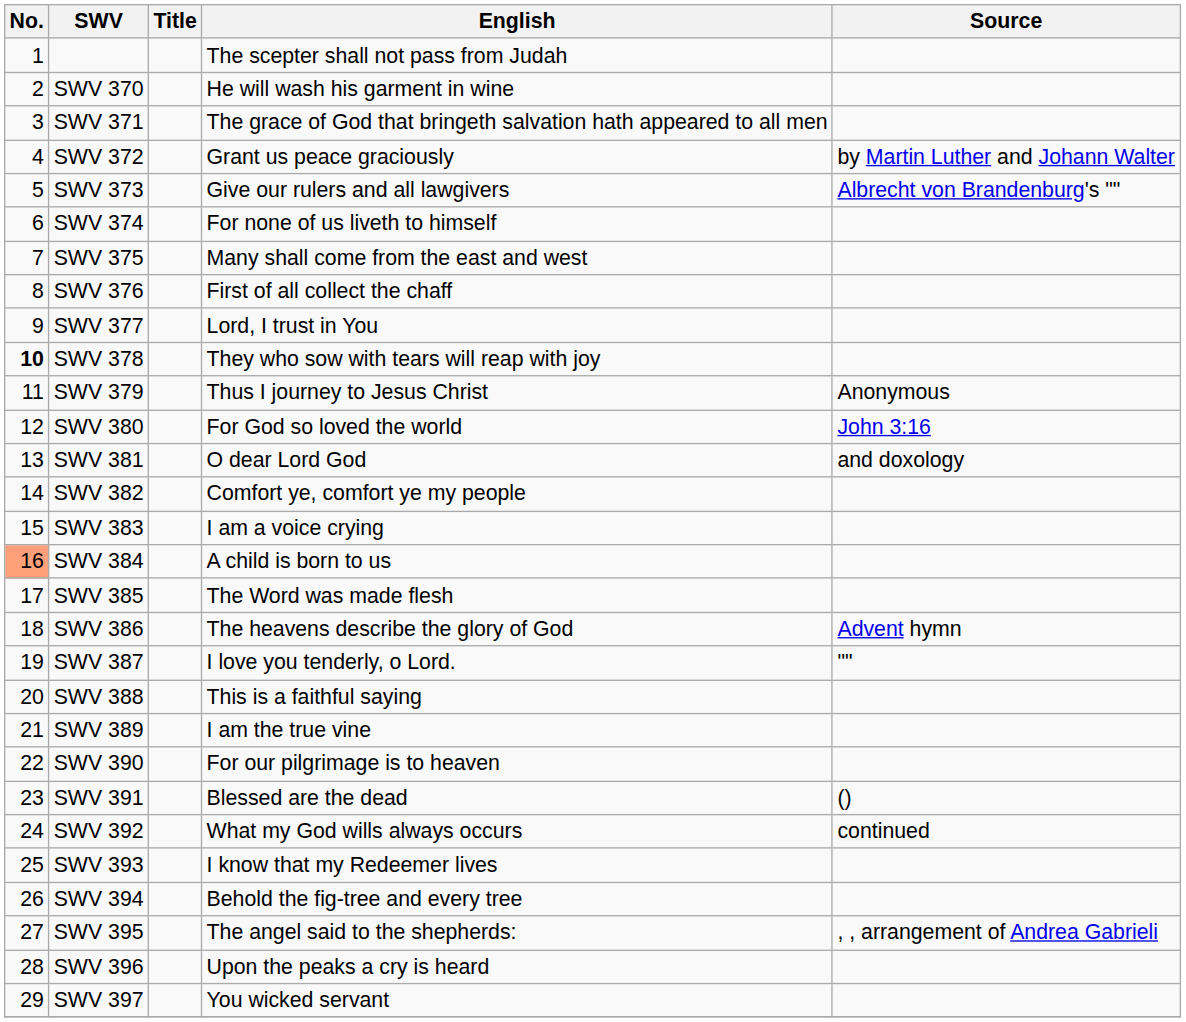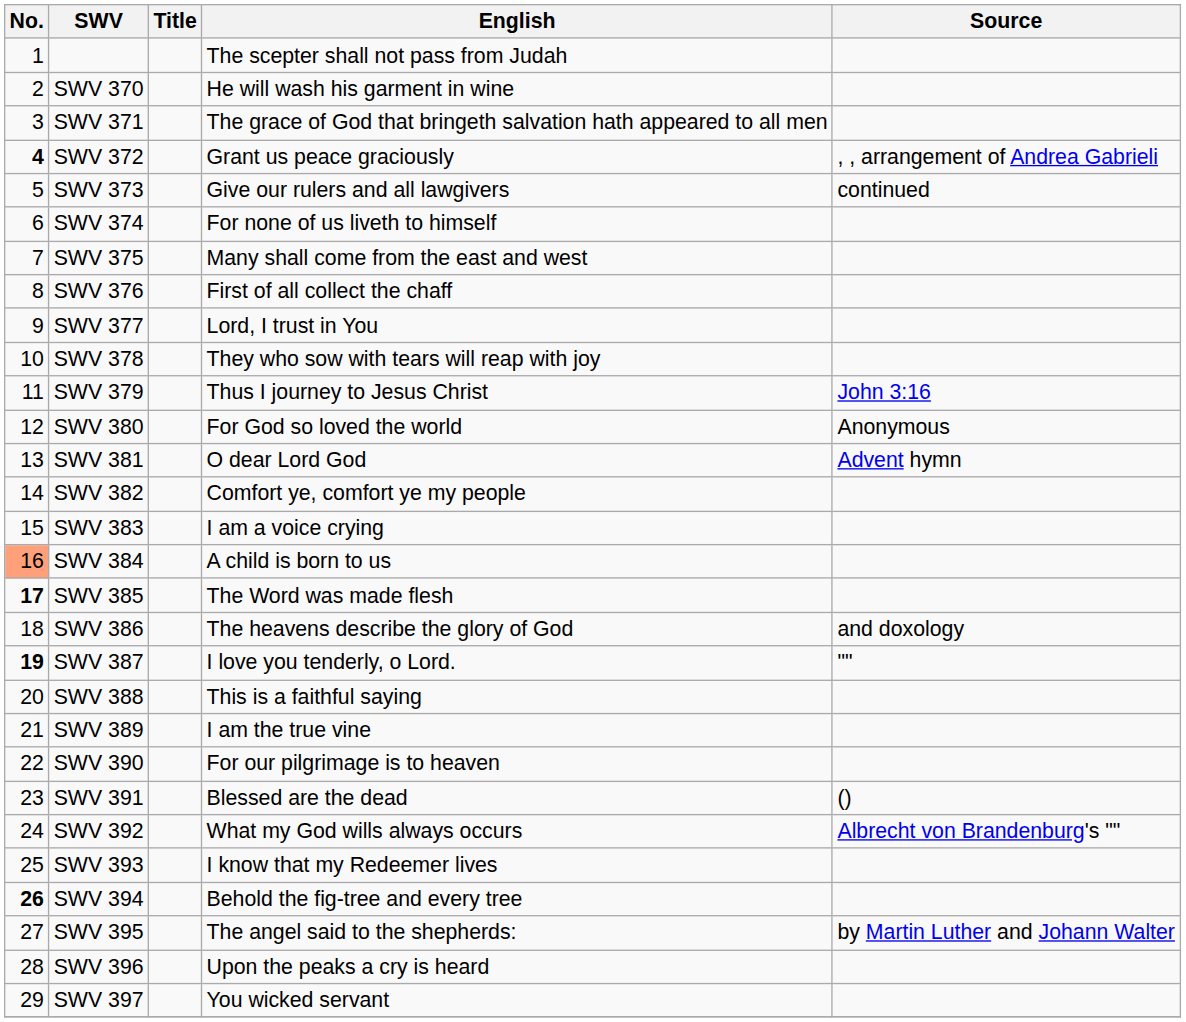(38, 156) normal -> (38, 156) bold
(1006, 156) by Martin Luther and Johann Walter -> (998, 156) , , arrangement of Andrea Gabrieli
(979, 190) Albrecht von Brandenburg's "" -> (884, 190) continued
(32, 358) bold -> (32, 358) normal
(894, 392) Anonymous -> (884, 392) John 3:16
(884, 426) John 3:16 -> (894, 426) Anonymous
(901, 460) and doxology -> (900, 460) Advent hymn
(32, 595) normal -> (32, 595) bold
(900, 628) Advent hymn -> (901, 628) and doxology
(32, 662) normal -> (32, 662) bold
(884, 831) continued -> (979, 831) Albrecht von Brandenburg's ""
(32, 898) normal -> (32, 898) bold
(998, 932) , , arrangement of Andrea Gabrieli -> (1006, 932) by Martin Luther and Johann Walter
